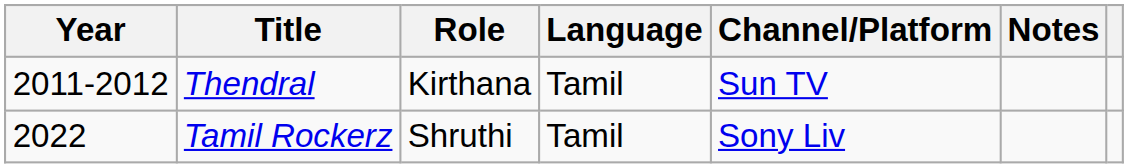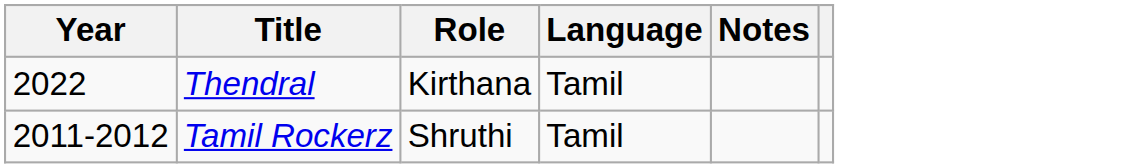- column: (855, 30)
(91, 83) 2011-2012 -> (50, 83) 2022
(50, 135) 2022 -> (91, 135) 2011-2012
